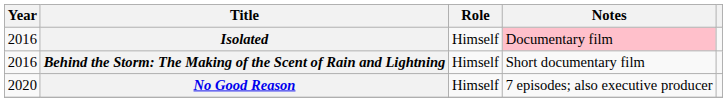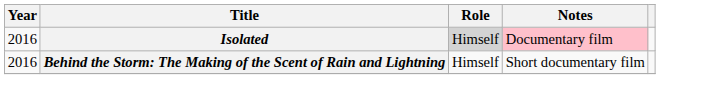(476, 39) no background -> (476, 39) lightgrey background
- row: (244, 85)
